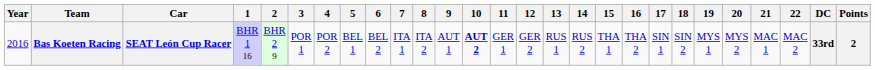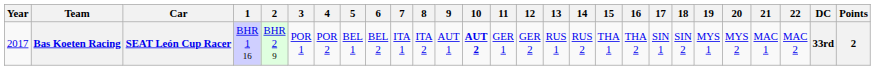(18, 43) 2016 -> (18, 43) 2017
